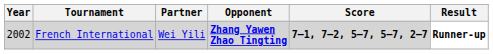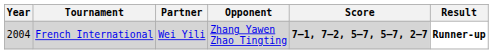(19, 35) 2002 -> (19, 35) 2004
(249, 35) bold -> (249, 35) normal
